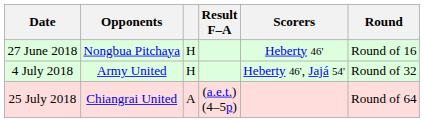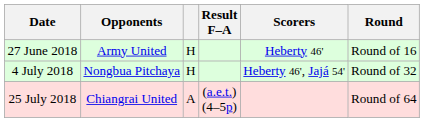(132, 50) Nongbua Pitchaya -> (132, 50) Army United
(132, 71) Army United -> (132, 71) Nongbua Pitchaya
